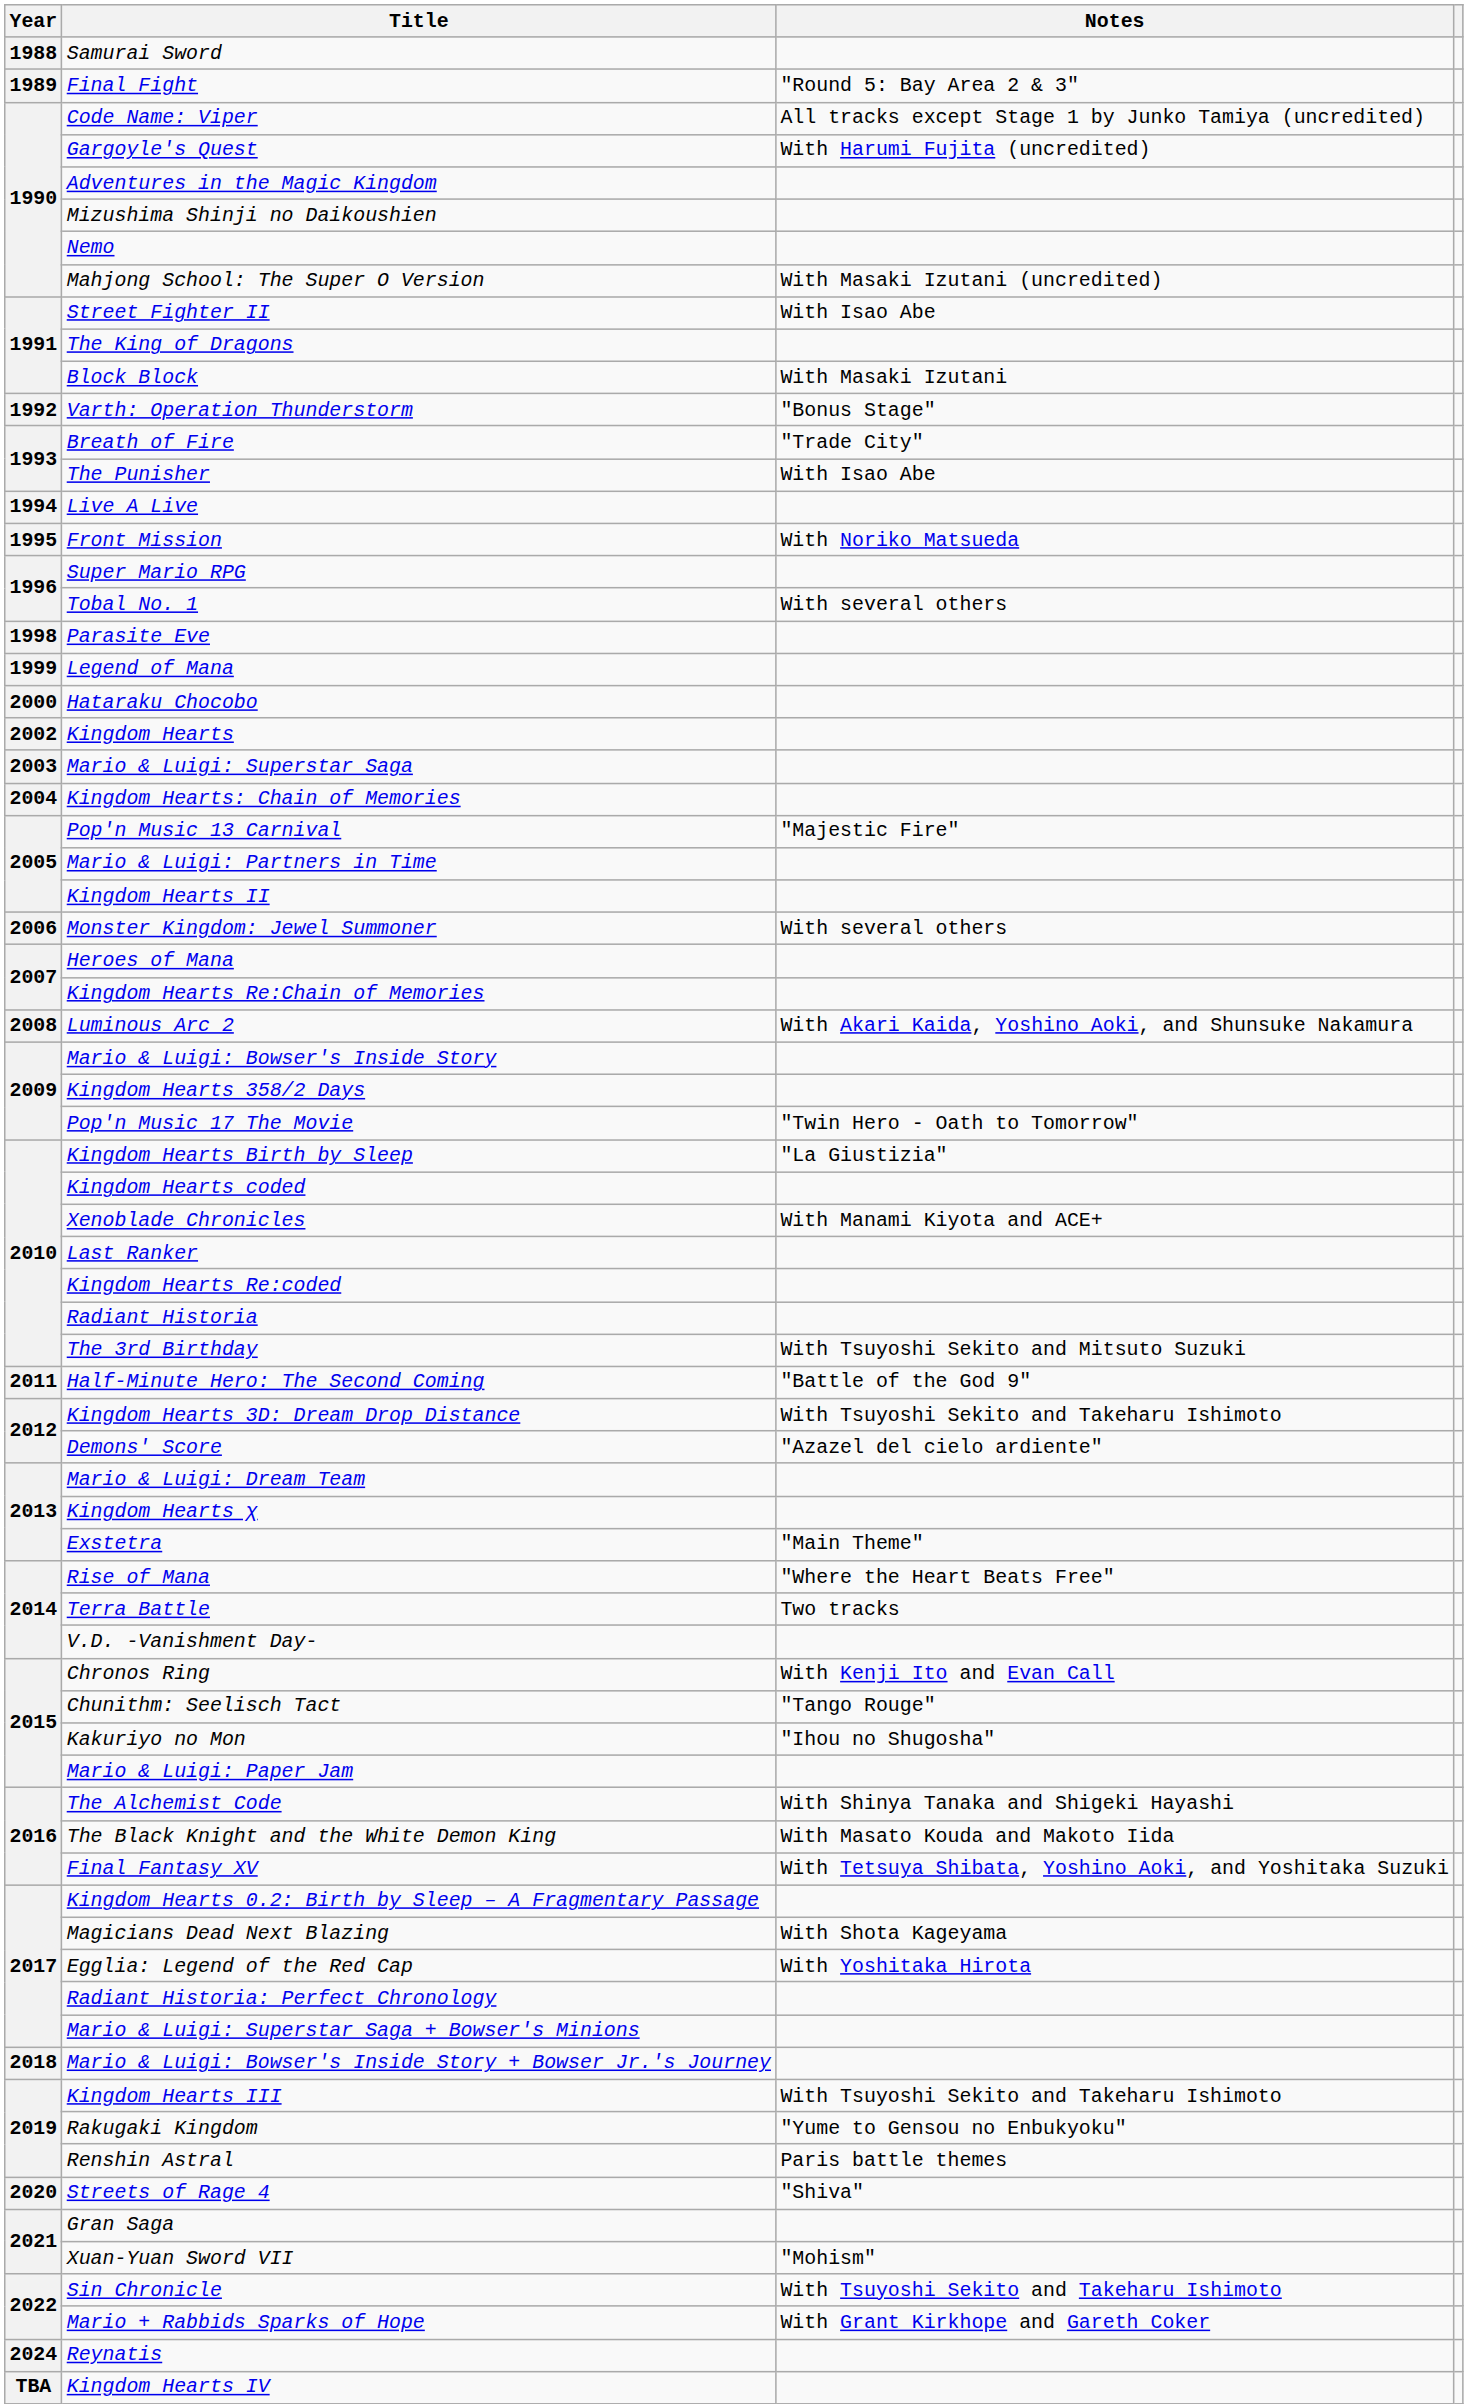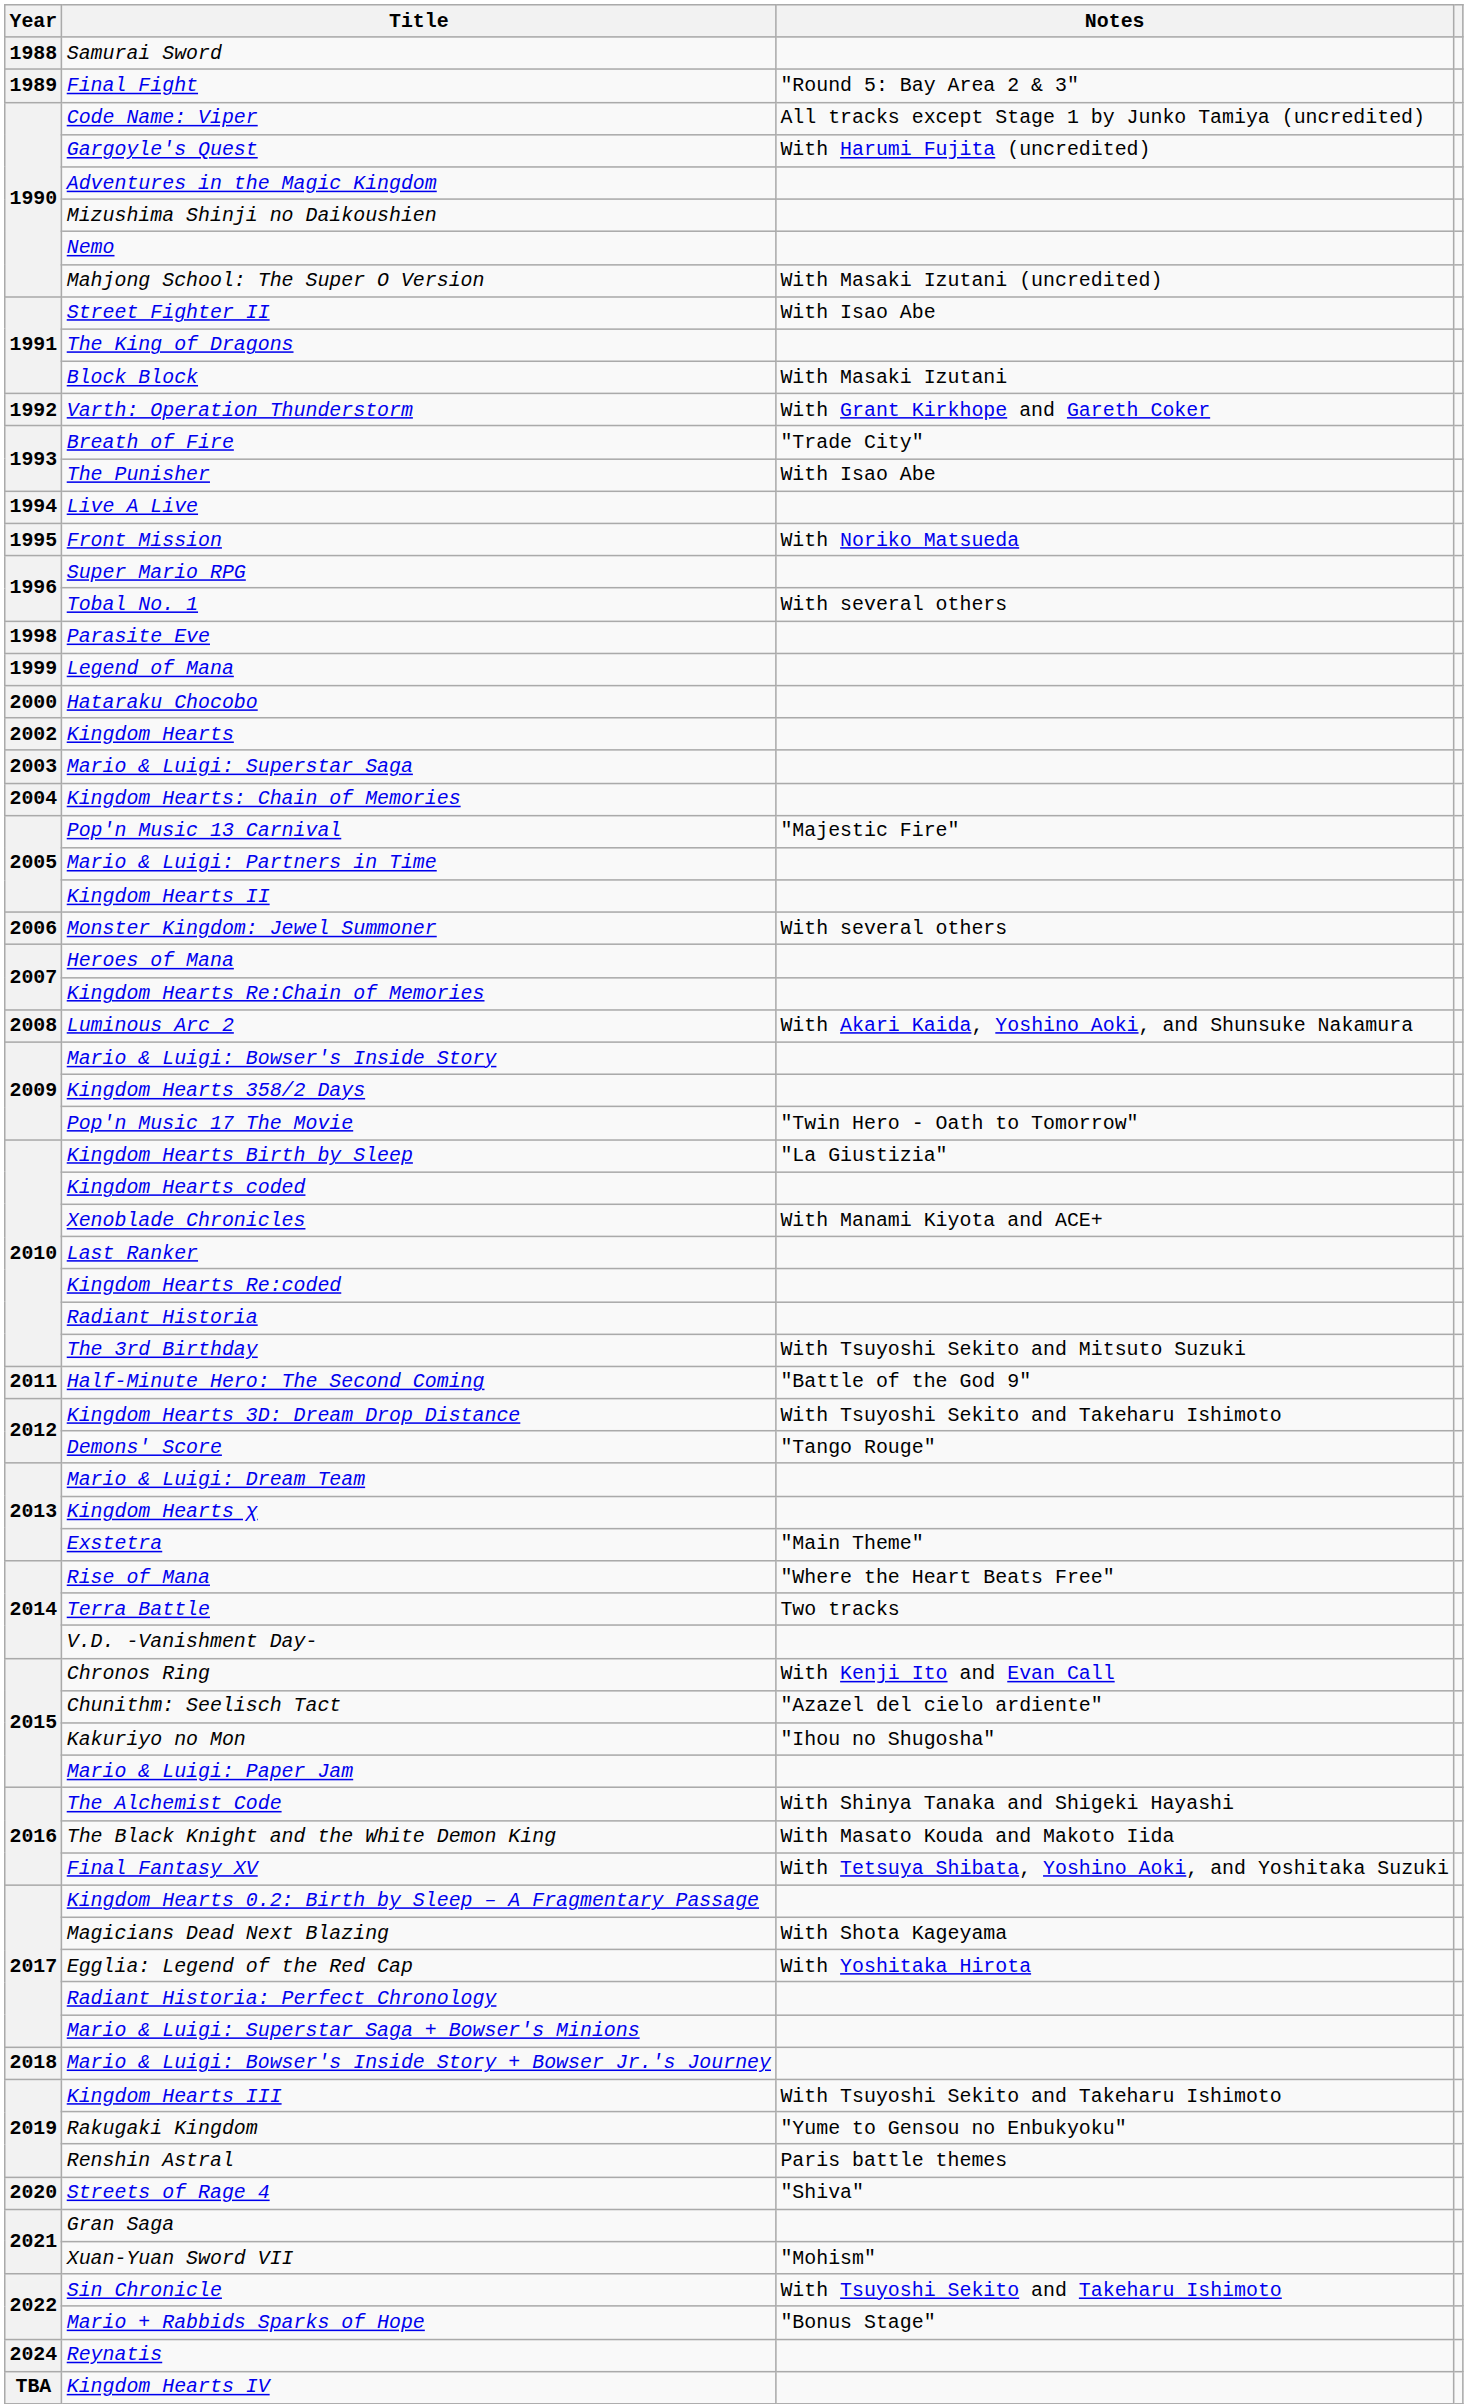(858, 410) "Bonus Stage" -> (995, 410) With Grant Kirkhope and Gareth Coker
(942, 1447) "Azazel del cielo ardiente" -> (858, 1447) "Tango Rouge"
(858, 1707) "Tango Rouge" -> (942, 1707) "Azazel del cielo ardiente"
(995, 2323) With Grant Kirkhope and Gareth Coker -> (858, 2323) "Bonus Stage"
